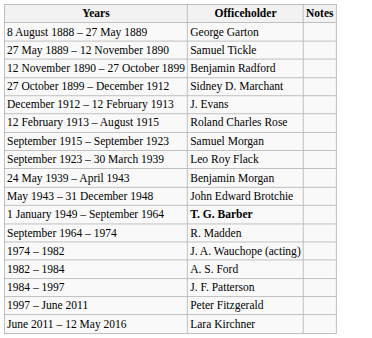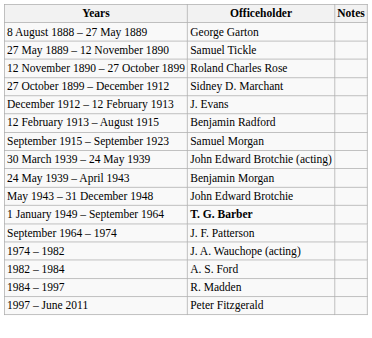(233, 68) Benjamin Radford -> (239, 68) Roland Charles Rose
(239, 123) Roland Charles Rose -> (233, 123) Benjamin Radford
- row: (86, 159)
+ row: (79, 159)
(216, 232) R. Madden -> (222, 232) J. F. Patterson
(222, 287) J. F. Patterson -> (216, 287) R. Madden
- row: (67, 324)
